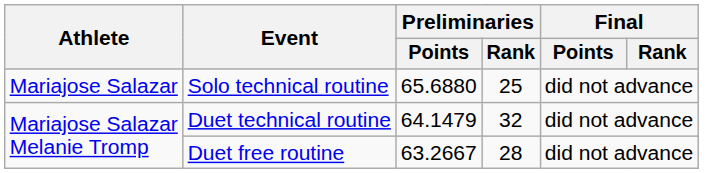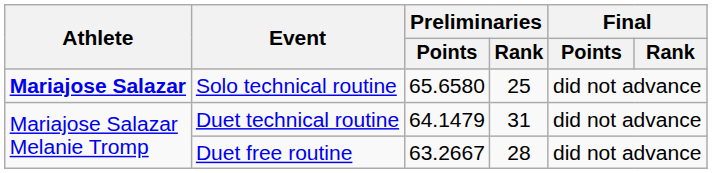(94, 86) normal -> (98, 86) bold
(439, 86) 65.6880 -> (447, 86) 65.6580
(511, 120) 32 -> (519, 120) 31
